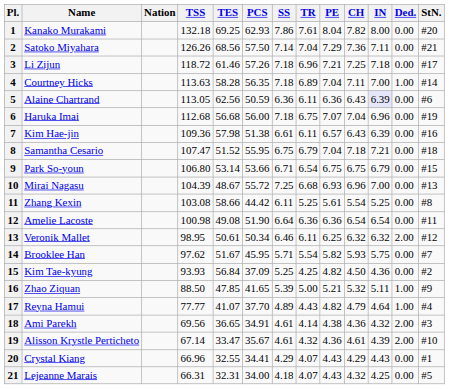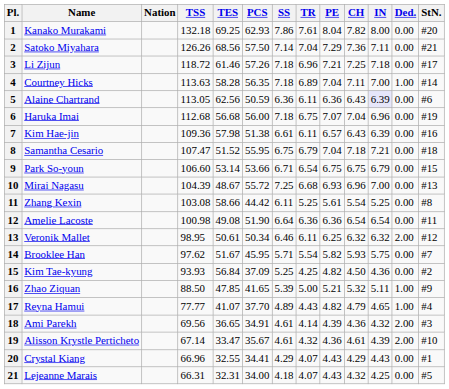(196, 168) 106.80 -> (196, 168) 106.60
(380, 306) 4.64 -> (380, 306) 4.65
(332, 323) 4.38 -> (332, 323) 4.39
